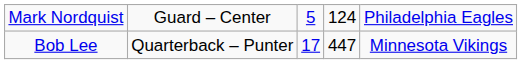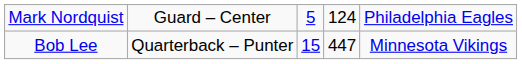(311, 44) 17 -> (311, 44) 15
